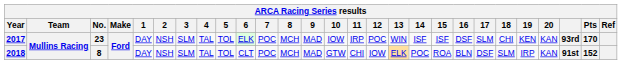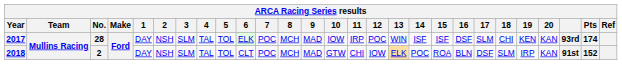(99, 39) 23 -> (99, 39) 28
(590, 39) 170 -> (590, 39) 174
(99, 53) 8 -> (99, 53) 2
